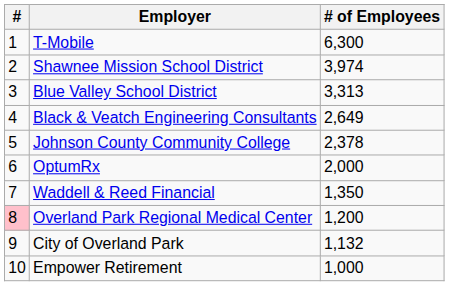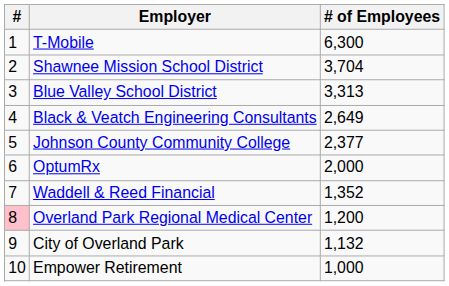(344, 67) 3,974 -> (344, 67) 3,704
(344, 142) 2,378 -> (344, 142) 2,377
(344, 192) 1,350 -> (344, 192) 1,352
